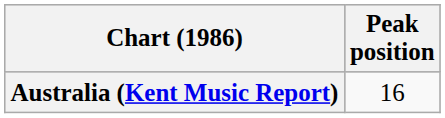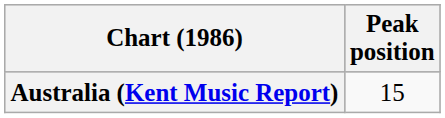(392, 91) 16 -> (392, 91) 15
